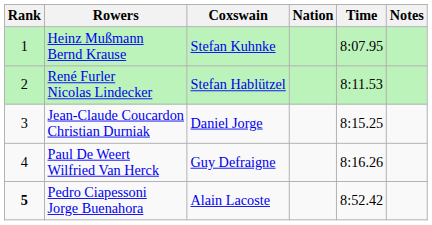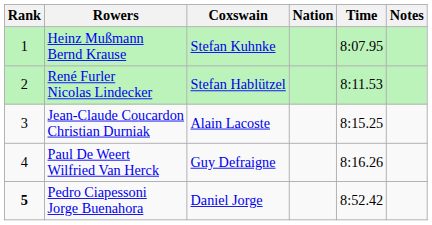(227, 123) Daniel Jorge -> (230, 123) Alain Lacoste
(230, 200) Alain Lacoste -> (227, 200) Daniel Jorge
